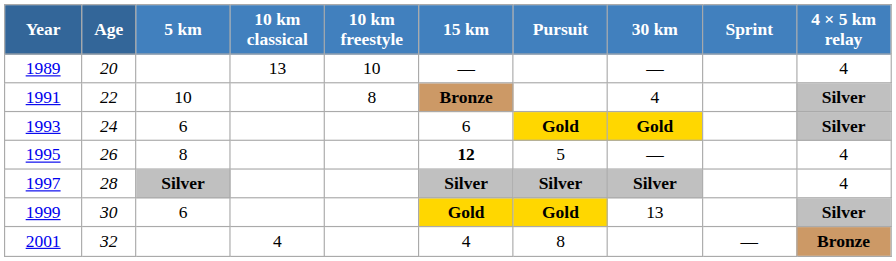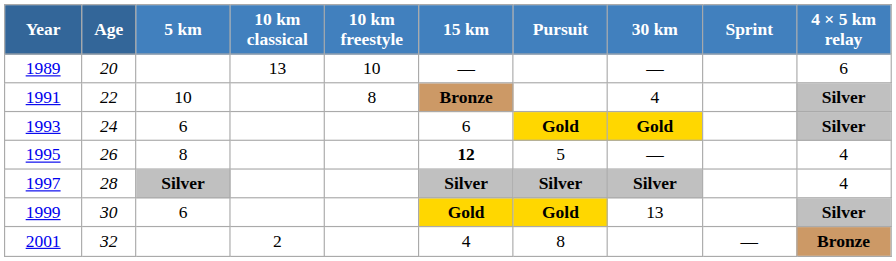(844, 68) 4 -> (844, 68) 6
(277, 241) 4 -> (277, 241) 2
